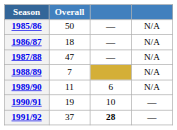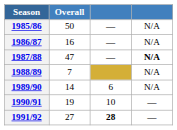(69, 41) 18 -> (69, 41) 16
(152, 57) normal -> (152, 57) bold
(69, 87) 11 -> (69, 87) 14
(69, 117) 37 -> (69, 117) 27
